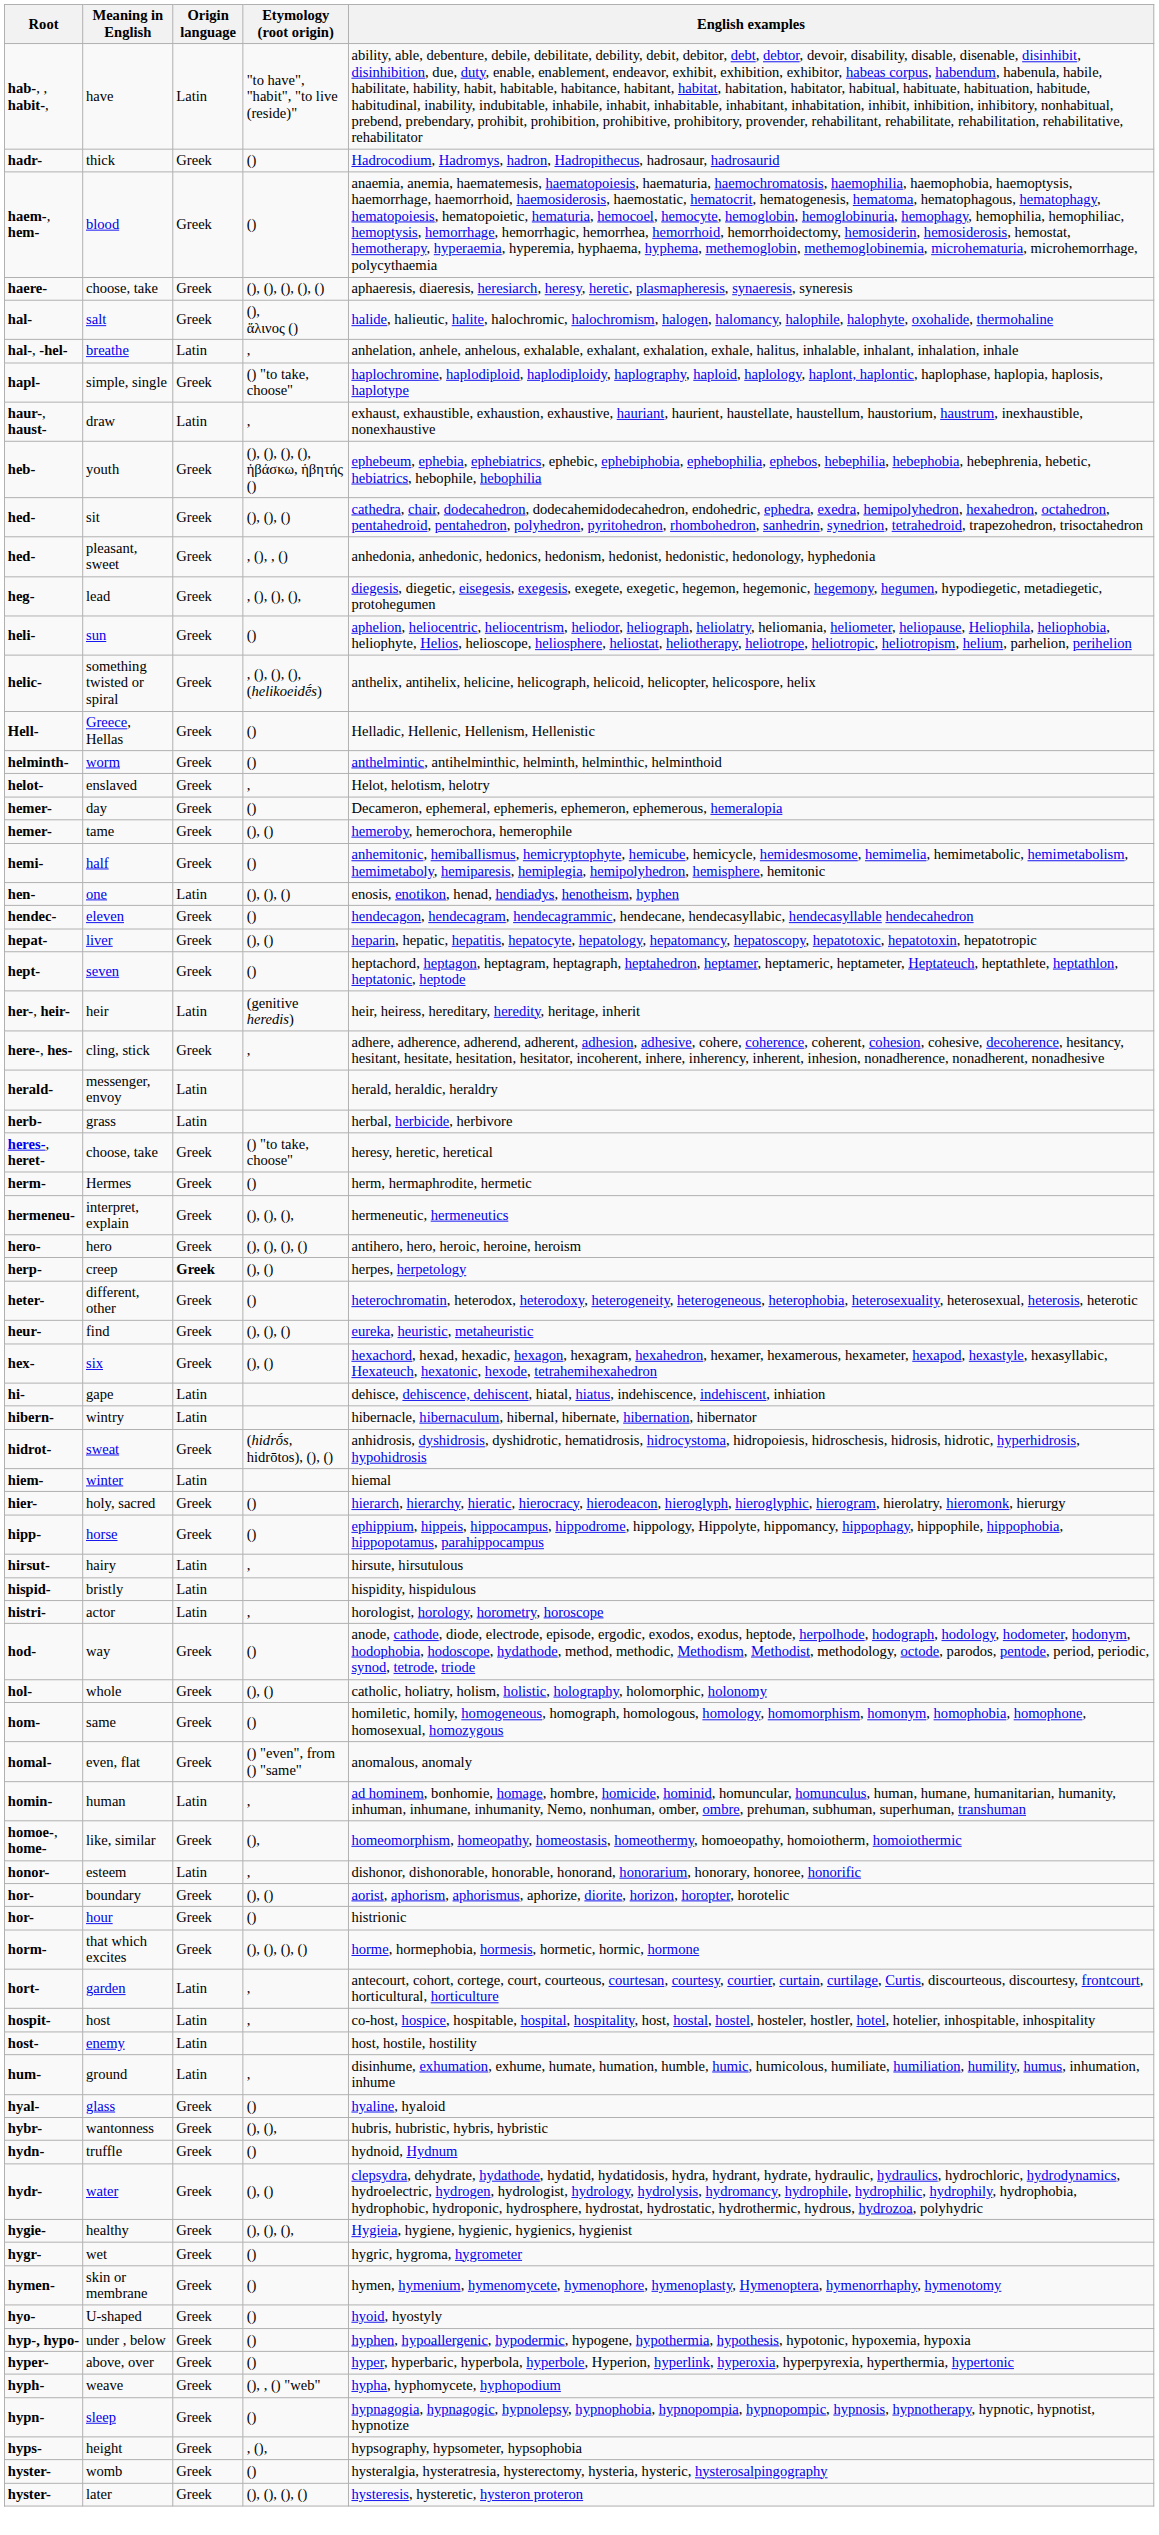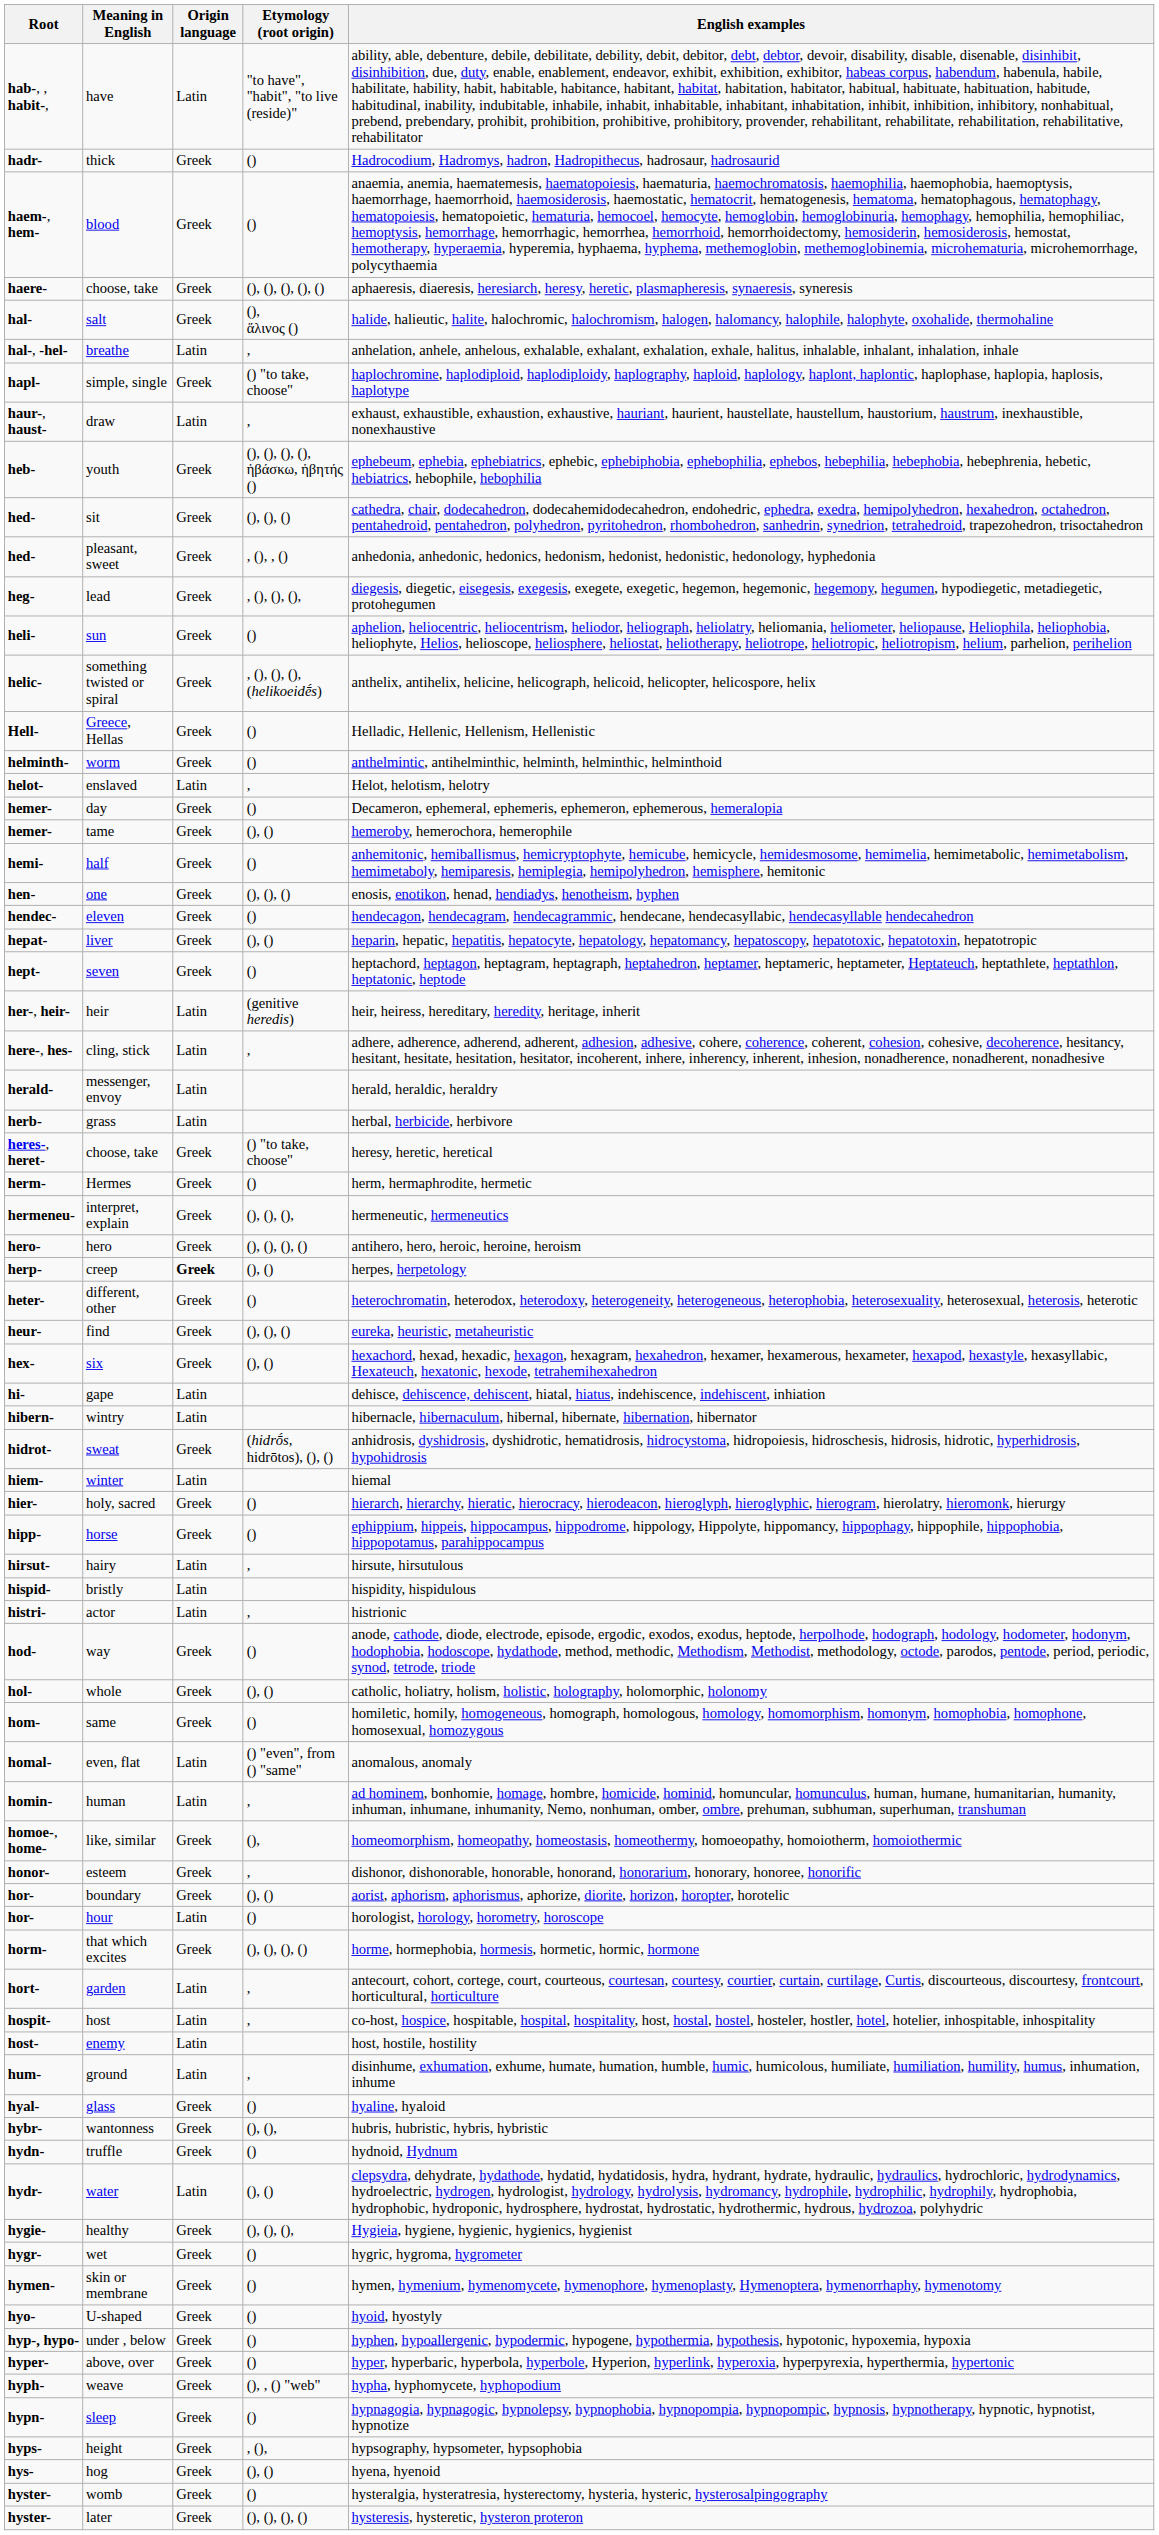(194, 785) Greek -> (192, 785) Latin
(192, 894) Latin -> (194, 894) Greek
(194, 1050) Greek -> (192, 1050) Latin
(477, 1612) horologist, horology, horometry, horoscope -> (379, 1612) histrionic
(194, 1761) Greek -> (192, 1761) Latin
(192, 1871) Latin -> (194, 1871) Greek
(194, 1918) Greek -> (192, 1918) Latin
(379, 1918) histrionic -> (477, 1918) horologist, horology, horometry, horoscope
(194, 2191) Greek -> (192, 2191) Latin
+ row: (21, 2471)
